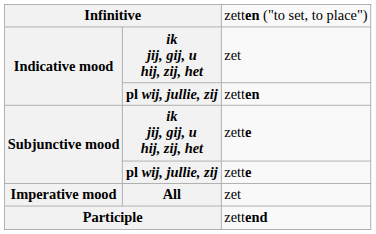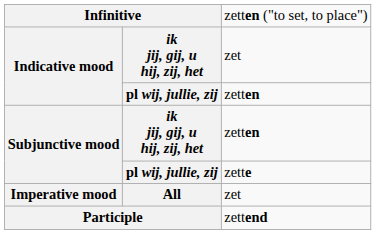(238, 133) zette -> (242, 133) zetten
